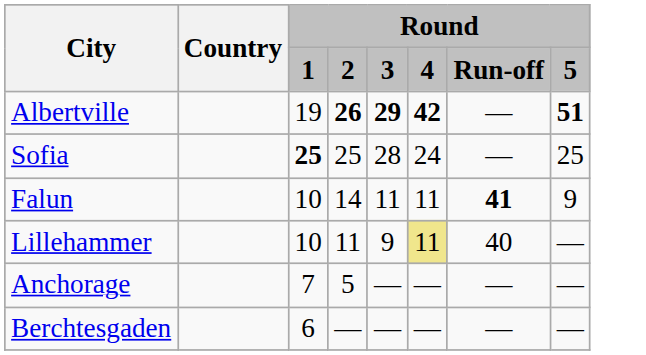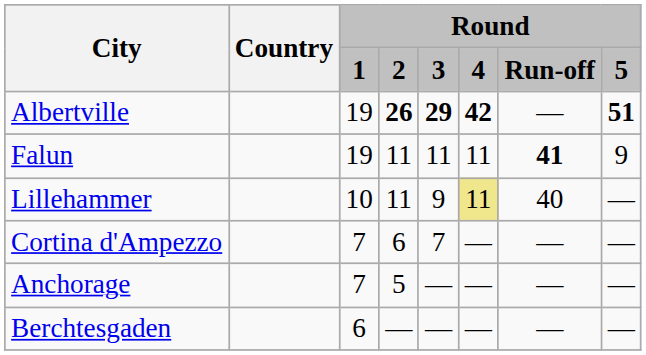- row: (40, 155)
(308, 198) 10 -> (359, 155) 19
(348, 198) 14 -> (399, 155) 11
+ row: (117, 241)
